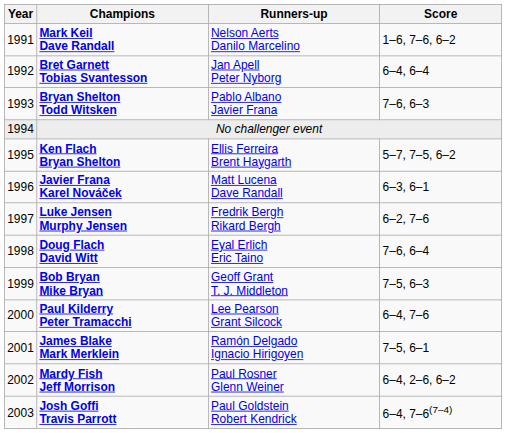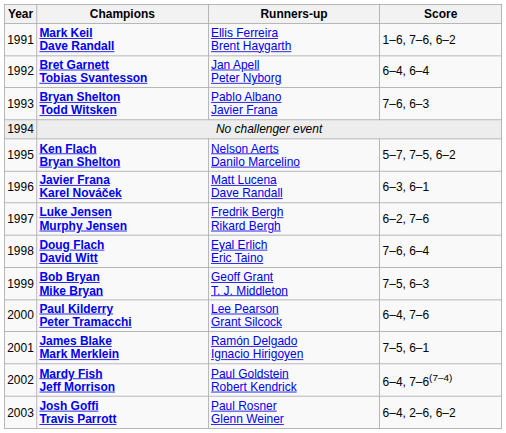(255, 40) Nelson Aerts Danilo Marcelino -> (251, 40) Ellis Ferreira Brent Haygarth
(251, 155) Ellis Ferreira Brent Haygarth -> (255, 155) Nelson Aerts Danilo Marcelino
(247, 380) Paul Rosner Glenn Weiner -> (254, 380) Paul Goldstein Robert Kendrick
(419, 380) 6–4, 2–6, 6–2 -> (417, 380) 6–4, 7–6(7–4)
(254, 412) Paul Goldstein Robert Kendrick -> (247, 412) Paul Rosner Glenn Weiner
(417, 412) 6–4, 7–6(7–4) -> (419, 412) 6–4, 2–6, 6–2
